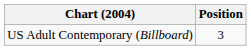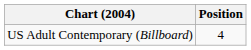(221, 34) 3 -> (221, 34) 4
